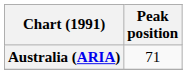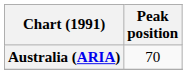(153, 57) 71 -> (153, 57) 70
